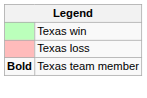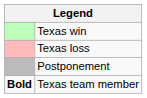+ row: (73, 67)
